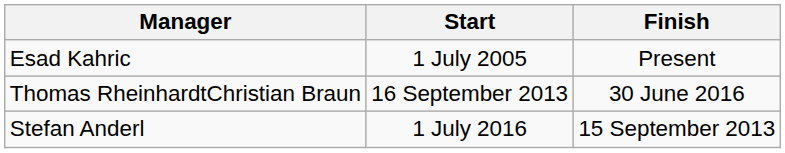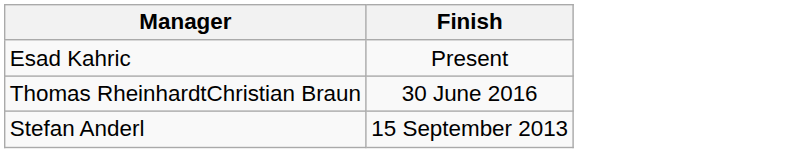- column: (470, 22)
